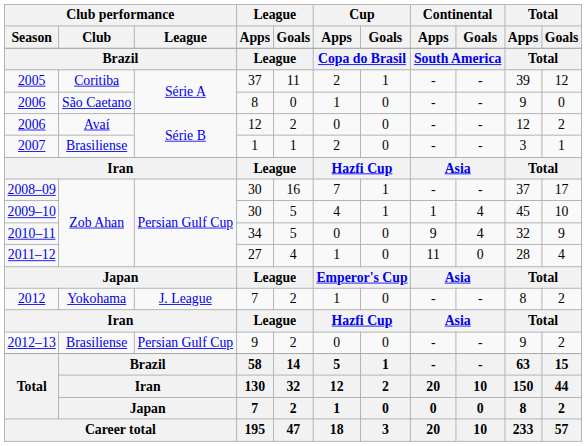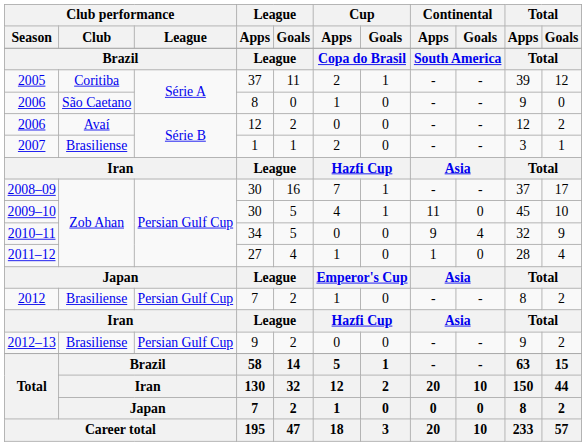(433, 211) 1 -> (433, 211) 11
(480, 211) 4 -> (480, 211) 0
(433, 255) 11 -> (433, 255) 1
(97, 299) Yokohama -> (97, 299) Brasiliense
(185, 299) J. League -> (185, 299) Persian Gulf Cup
